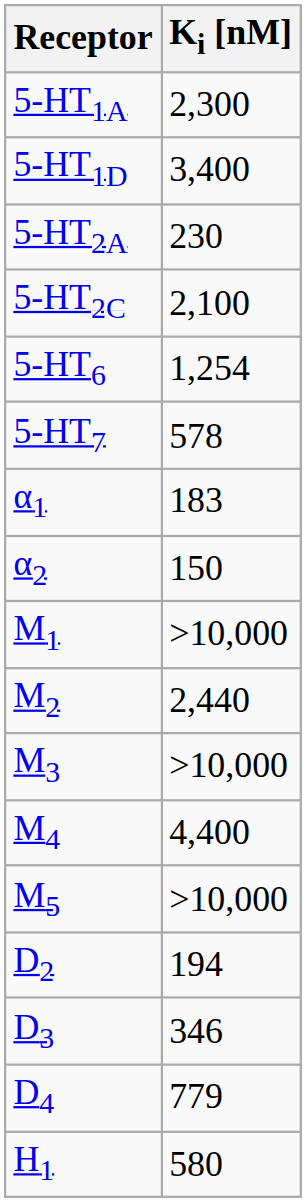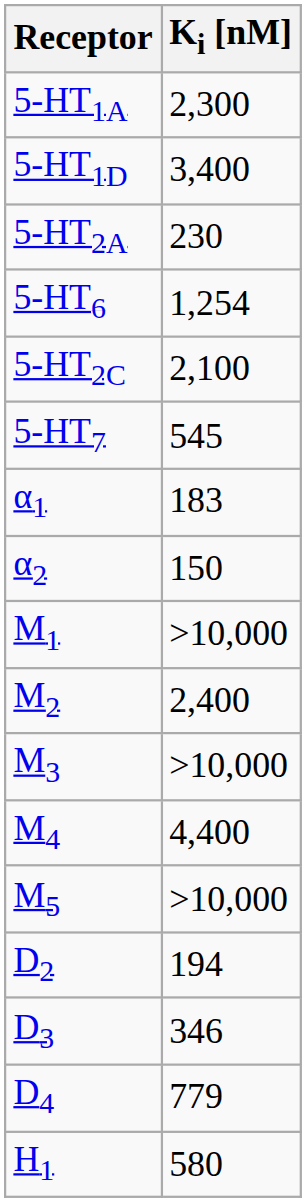rows swapped: (70, 302) <-> (60, 368)
(196, 434) 578 -> (196, 434) 545
(210, 699) 2,440 -> (210, 699) 2,400
